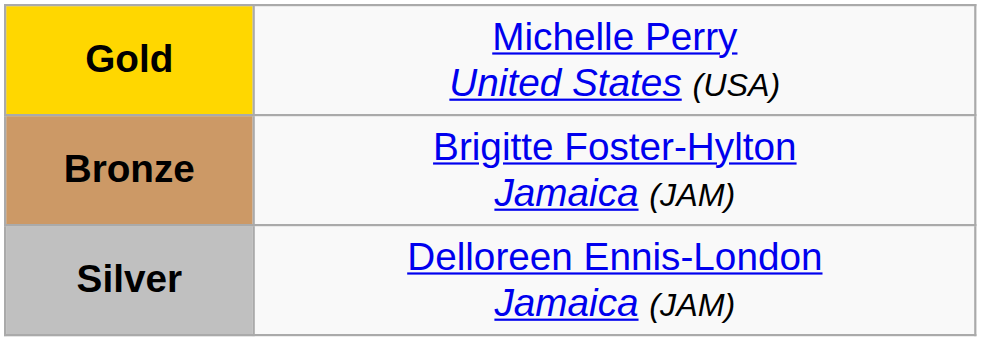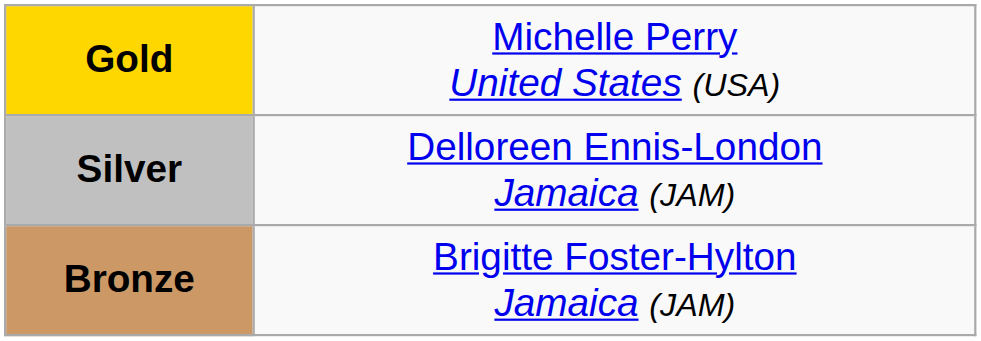rows swapped: (129, 279) <-> (129, 169)
